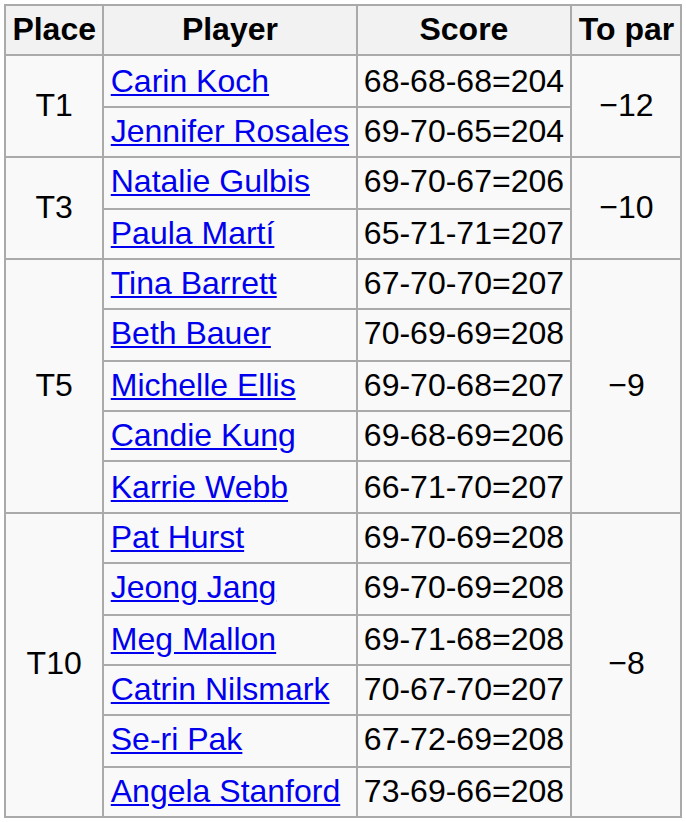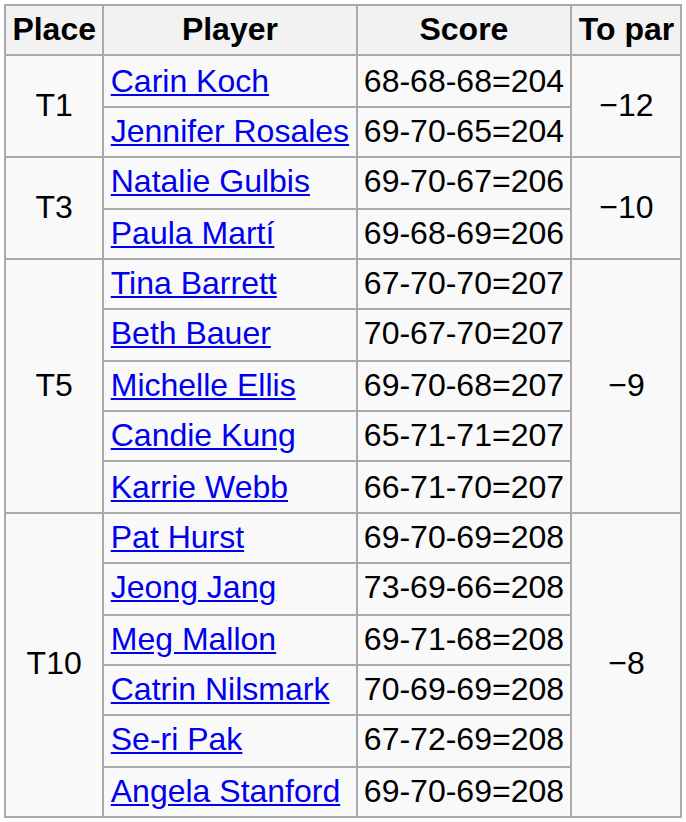(464, 232) 65-71-71=207 -> (464, 232) 69-68-69=206
(464, 334) 70-69-69=208 -> (464, 334) 70-67-70=207
(464, 435) 69-68-69=206 -> (464, 435) 65-71-71=207
(464, 588) 69-70-69=208 -> (464, 588) 73-69-66=208
(464, 689) 70-67-70=207 -> (464, 689) 70-69-69=208
(464, 791) 73-69-66=208 -> (464, 791) 69-70-69=208
